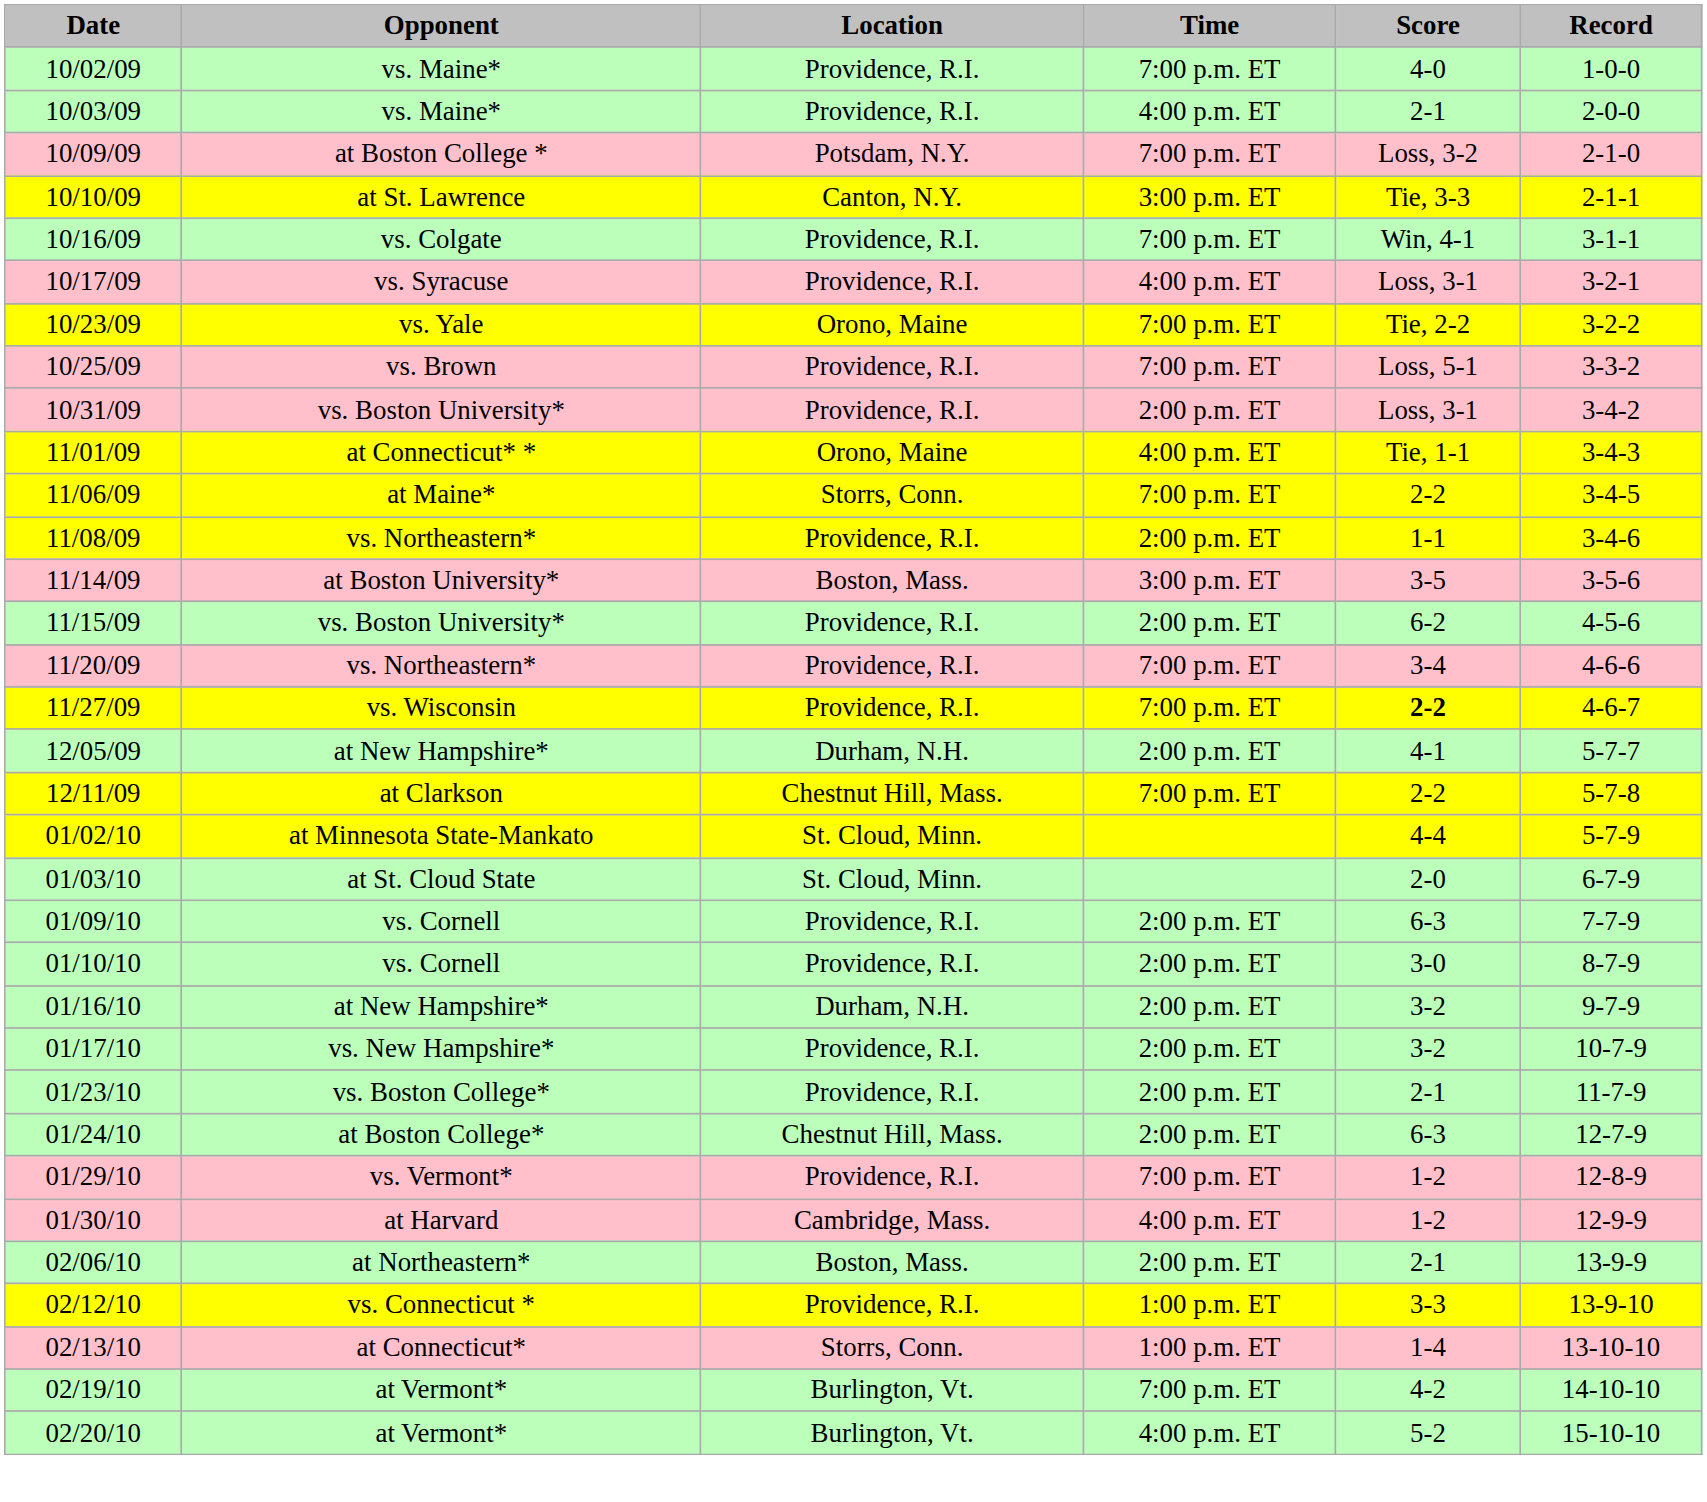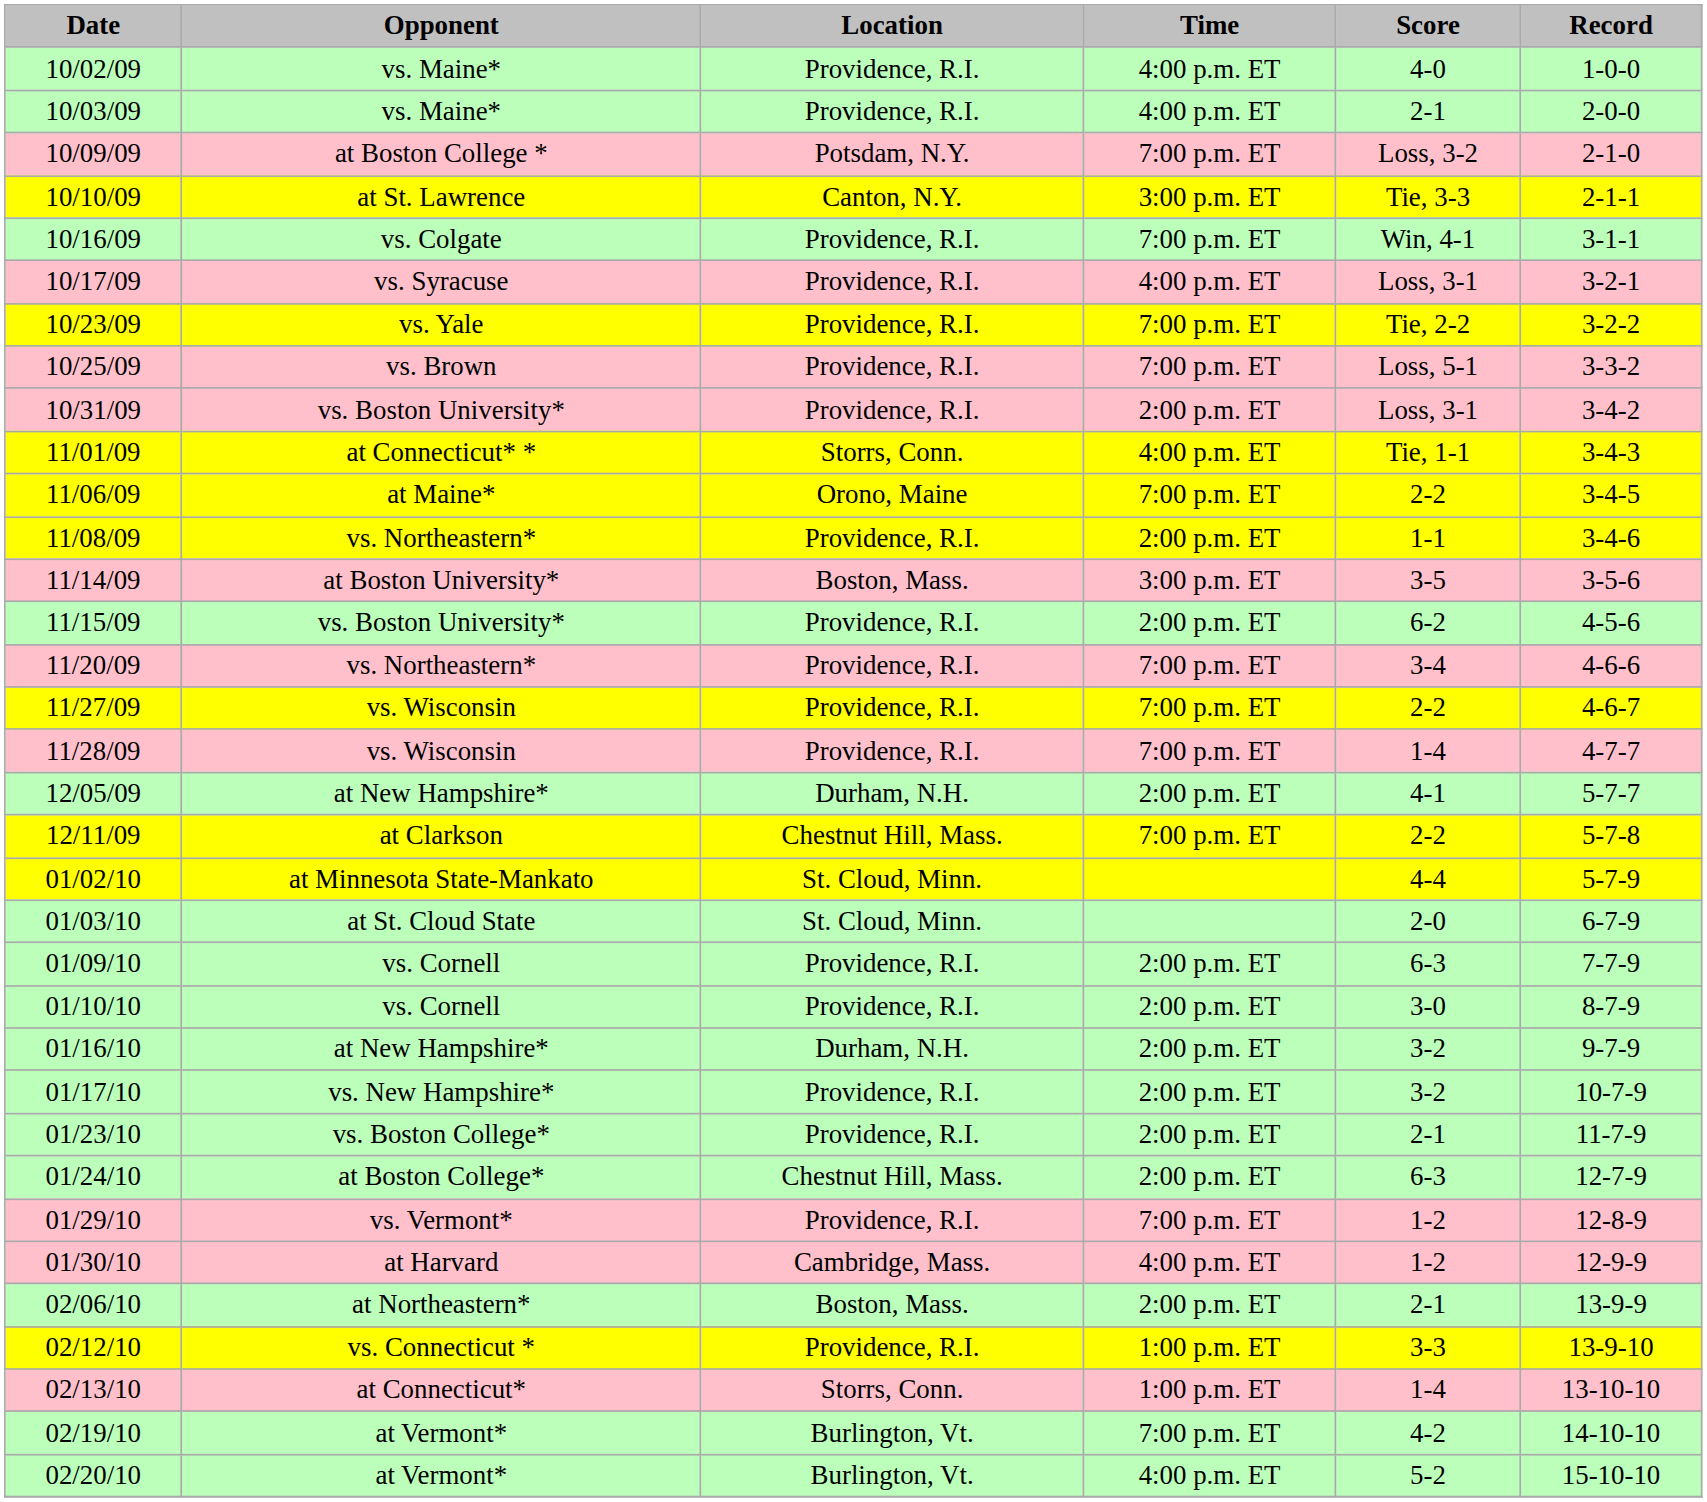(1210, 68) 7:00 p.m. ET -> (1210, 68) 4:00 p.m. ET
(892, 324) Orono, Maine -> (892, 324) Providence, R.I.
(892, 452) Orono, Maine -> (892, 452) Storrs, Conn.
(892, 494) Storrs, Conn. -> (892, 494) Orono, Maine
(1428, 707) bold -> (1428, 707) normal
+ row: (93, 750)
